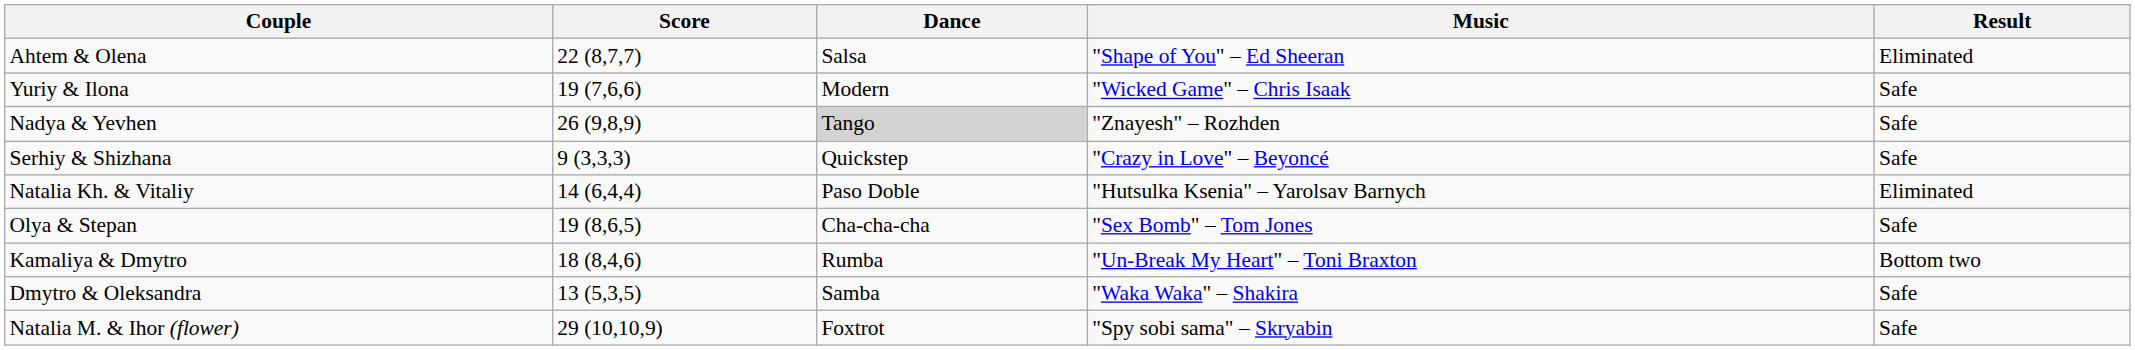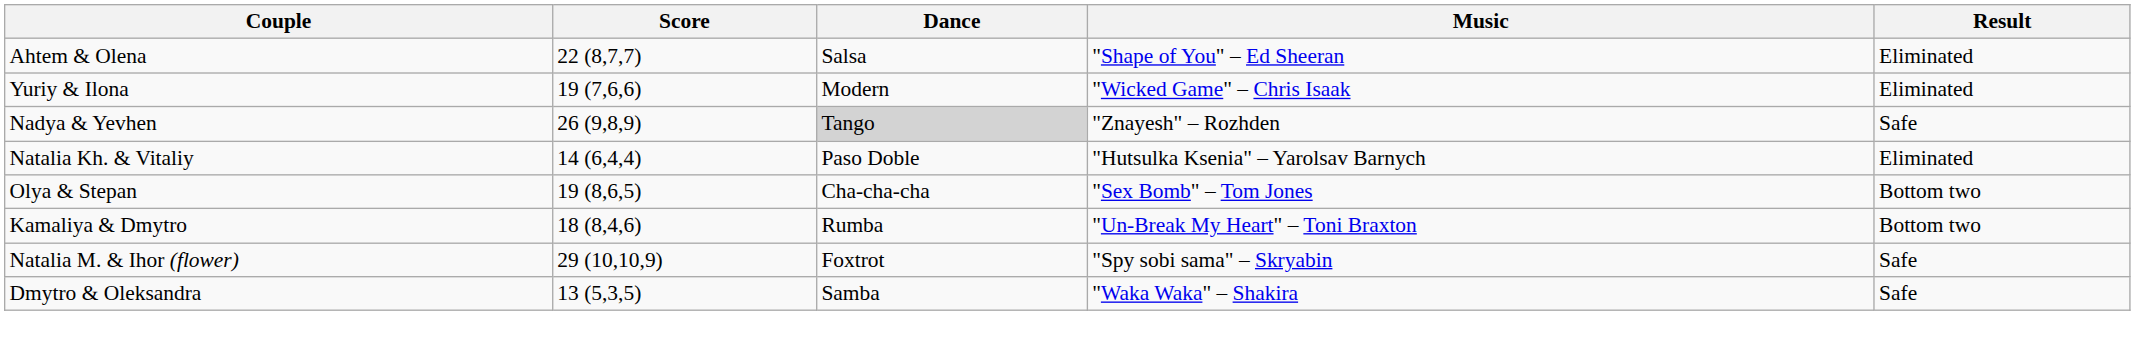(1898, 89) Safe -> (1926, 89) Eliminated
- row: (91, 157)
(1898, 225) Safe -> (1930, 191) Bottom two
rows swapped: (124, 327) <-> (105, 293)
